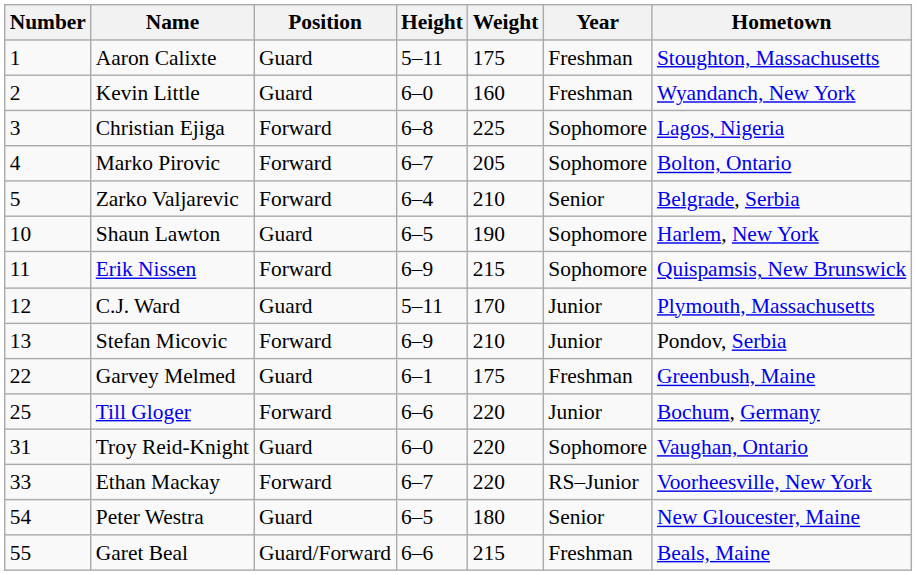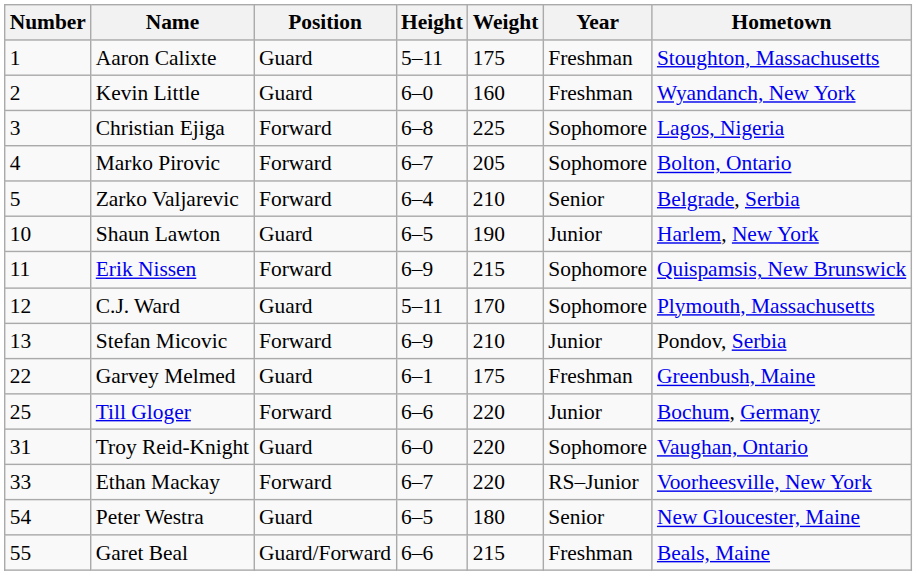(598, 234) Sophomore -> (575, 234) Junior
(575, 305) Junior -> (598, 305) Sophomore
